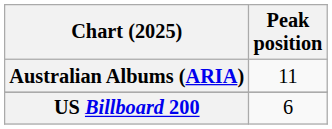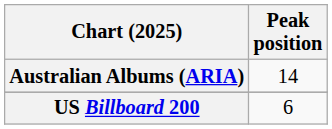(288, 75) 11 -> (288, 75) 14
